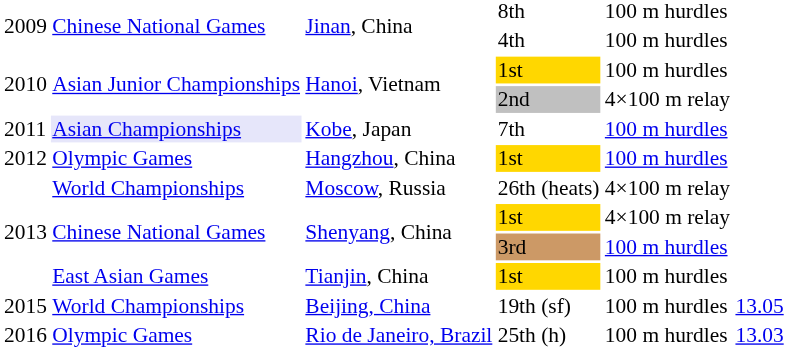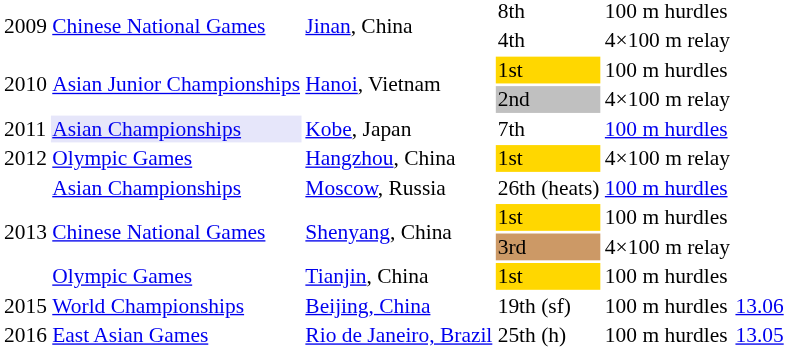(666, 40) 100 m hurdles -> (667, 40) 4×100 m relay
(666, 158) 100 m hurdles -> (667, 158) 4×100 m relay
(148, 187) World Championships -> (147, 187) Asian Championships
(667, 187) 4×100 m relay -> (666, 187) 100 m hurdles
(667, 217) 4×100 m relay -> (666, 217) 100 m hurdles
(666, 246) 100 m hurdles -> (667, 246) 4×100 m relay
(130, 276) East Asian Games -> (122, 276) Olympic Games
(760, 305) 13.05 -> (760, 305) 13.06
(122, 335) Olympic Games -> (130, 335) East Asian Games
(760, 335) 13.03 -> (760, 335) 13.05
